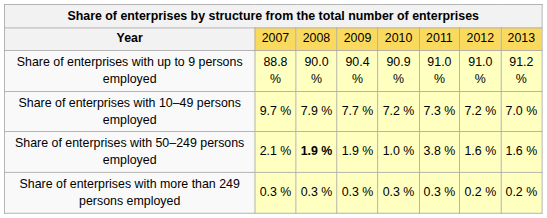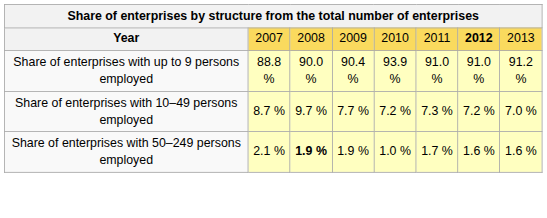(480, 39) normal -> (479, 39) bold
(399, 70) 90.9 % -> (395, 70) 93.9 %
(275, 111) 9.7 % -> (269, 111) 8.7 %
(316, 111) 7.9 % -> (311, 111) 9.7 %
(439, 151) 3.8 % -> (437, 151) 1.7 %
- row: (130, 192)
